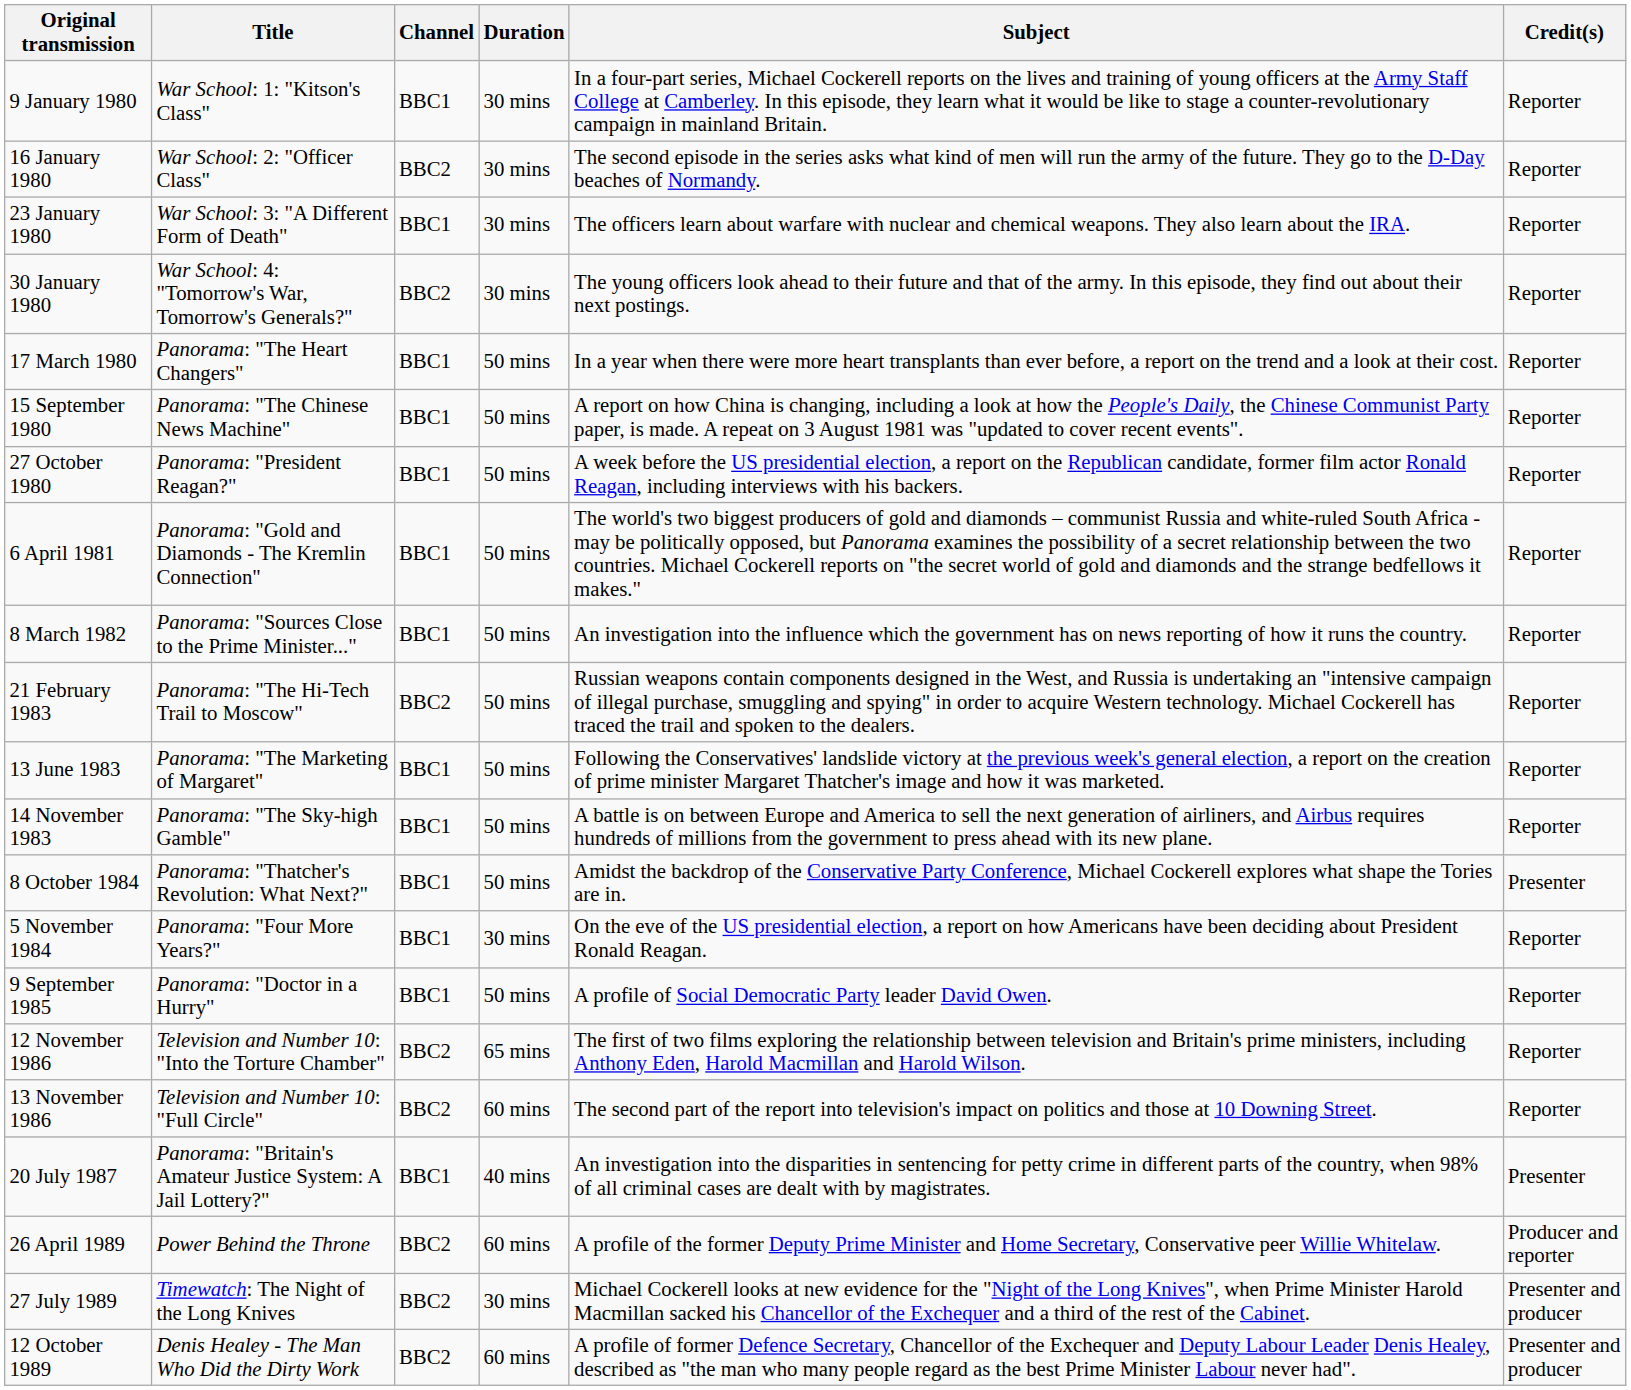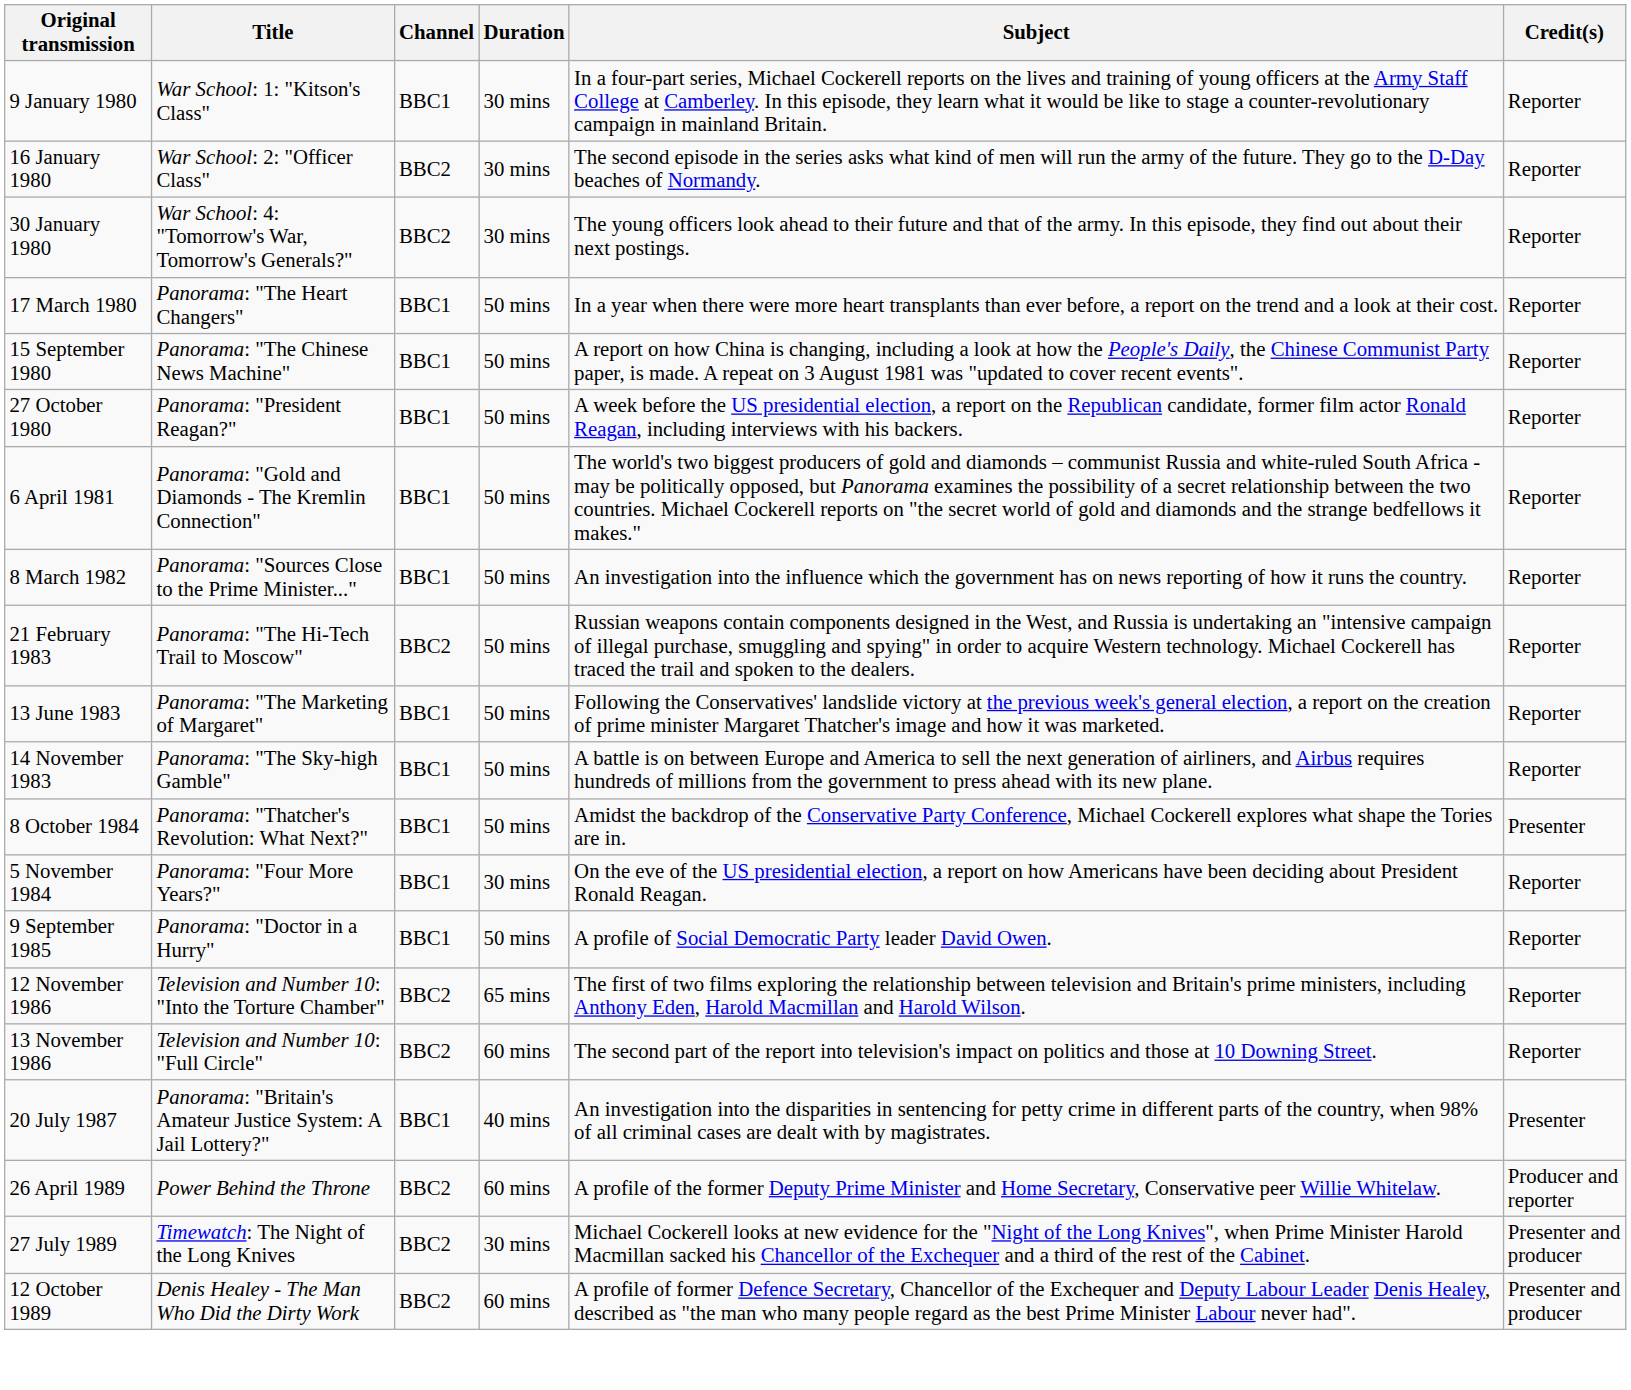- row: (55, 225)
